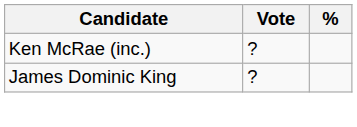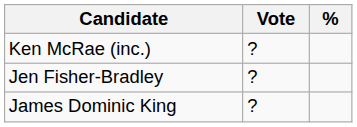+ row: (86, 77)
